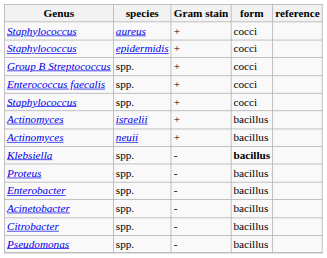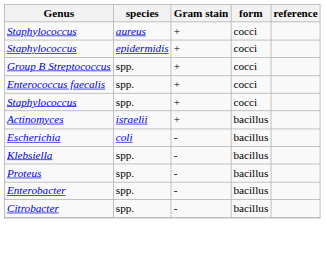- row: (35, 137)
+ row: (34, 137)
(252, 155) bold -> (251, 155) normal
- row: (38, 208)
- row: (38, 244)
